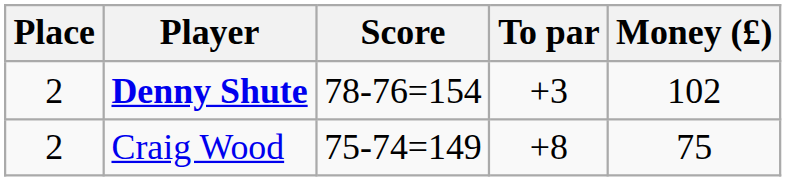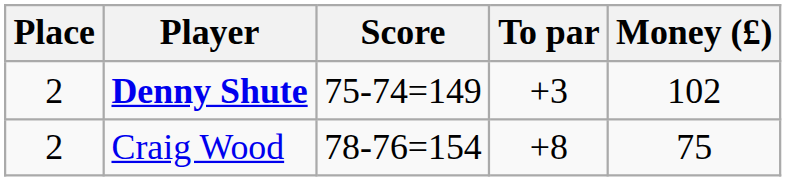(403, 89) 78-76=154 -> (403, 89) 75-74=149
(403, 146) 75-74=149 -> (403, 146) 78-76=154
